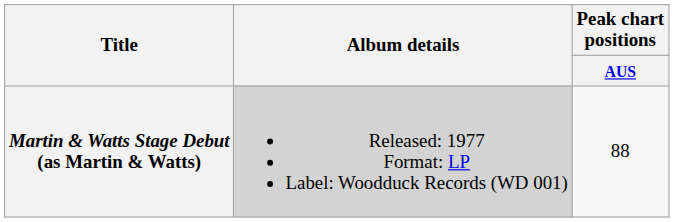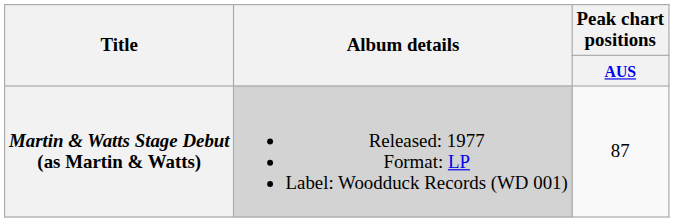(620, 151) 88 -> (620, 151) 87
